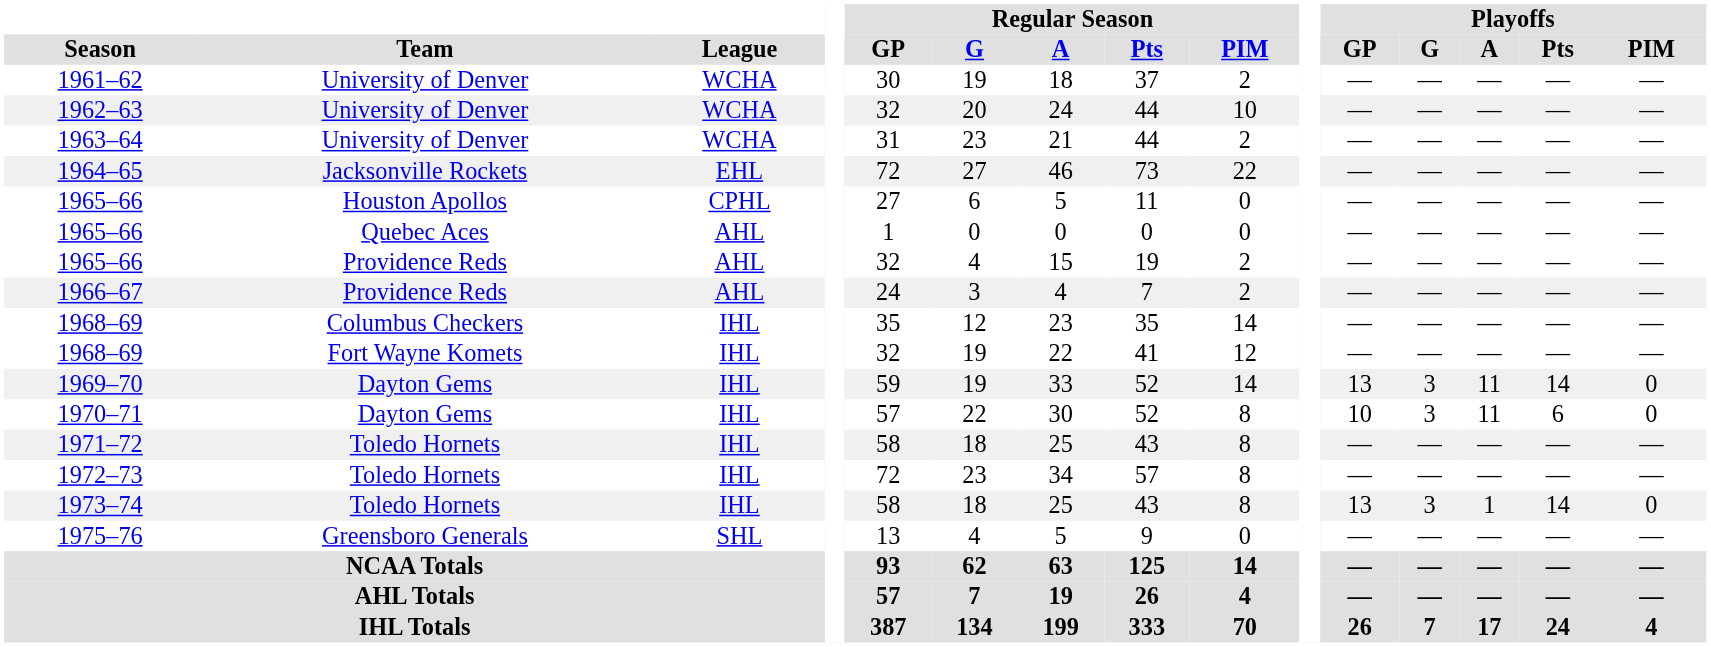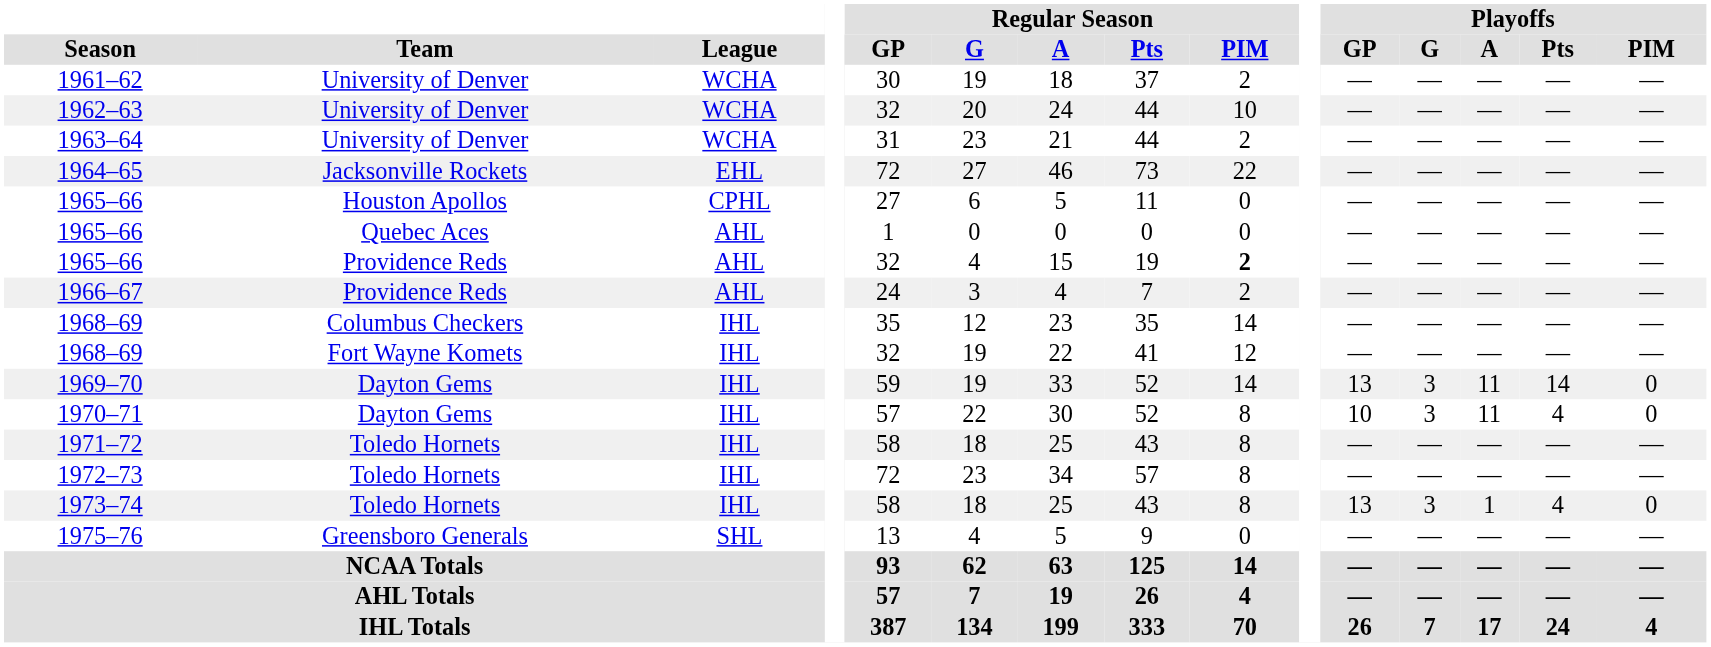(1245, 262) normal -> (1245, 262) bold
(1558, 414) 6 -> (1558, 414) 4
(1558, 505) 14 -> (1558, 505) 4
